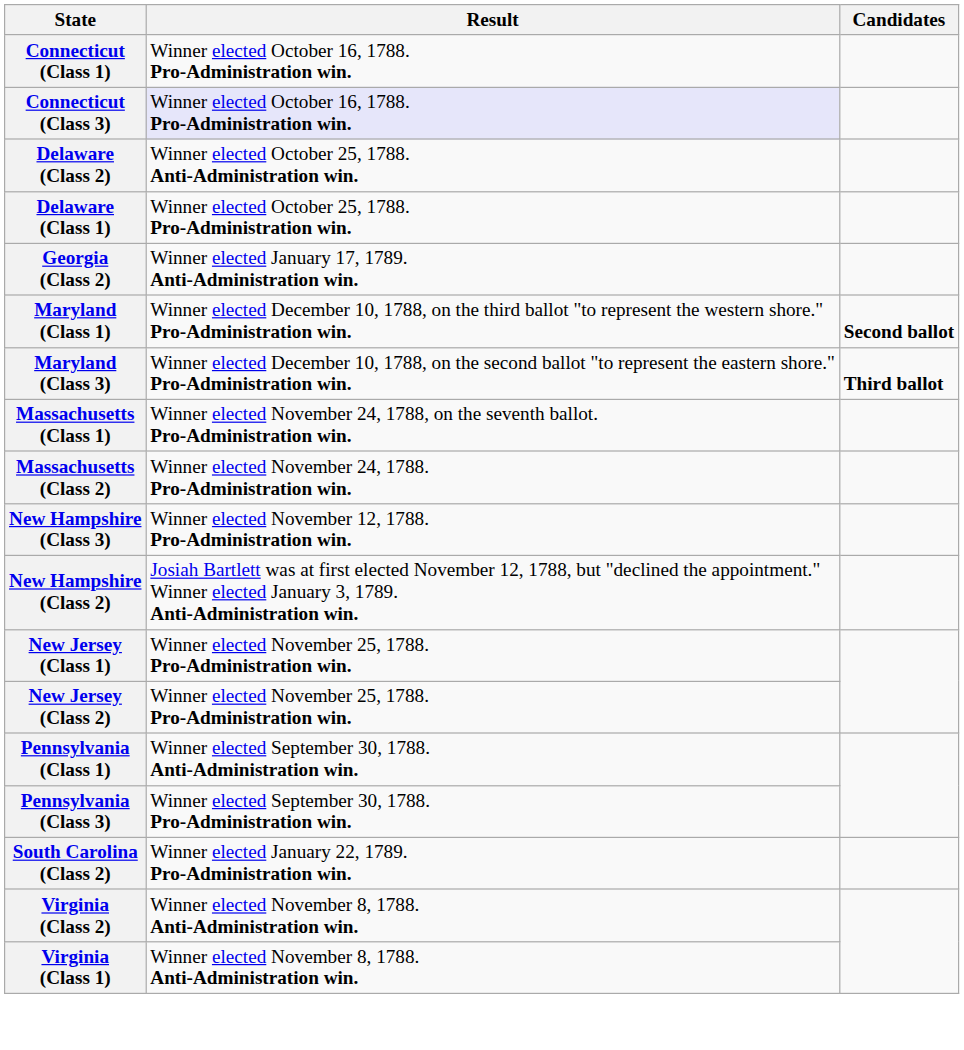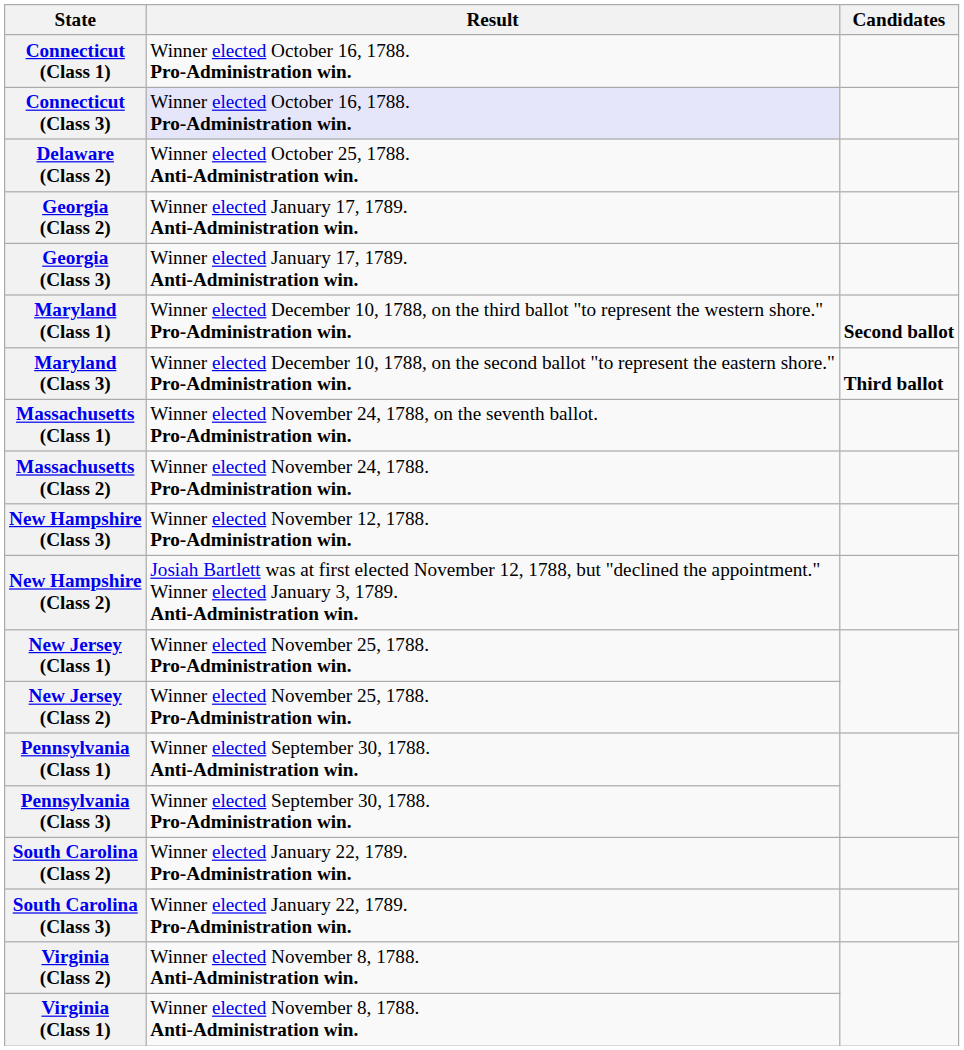- row: (75, 217)
+ row: (75, 269)
+ row: (75, 915)
